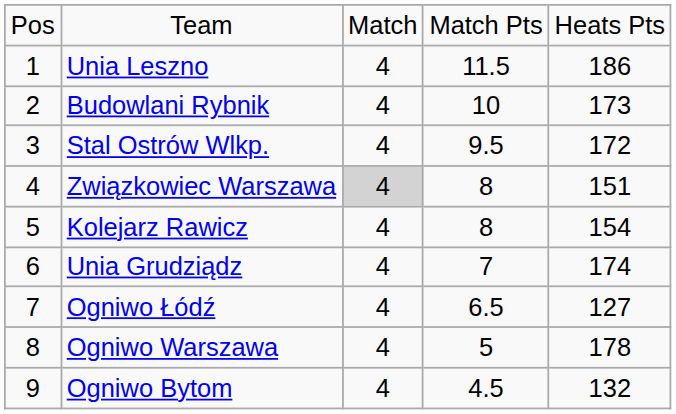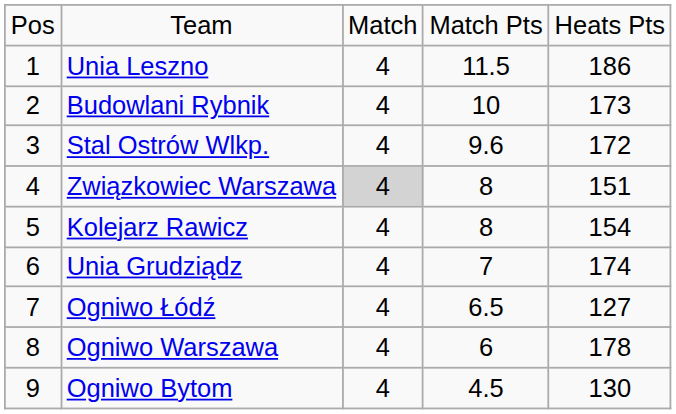(486, 146) 9.5 -> (486, 146) 9.6
(486, 348) 5 -> (486, 348) 6
(610, 388) 132 -> (610, 388) 130
